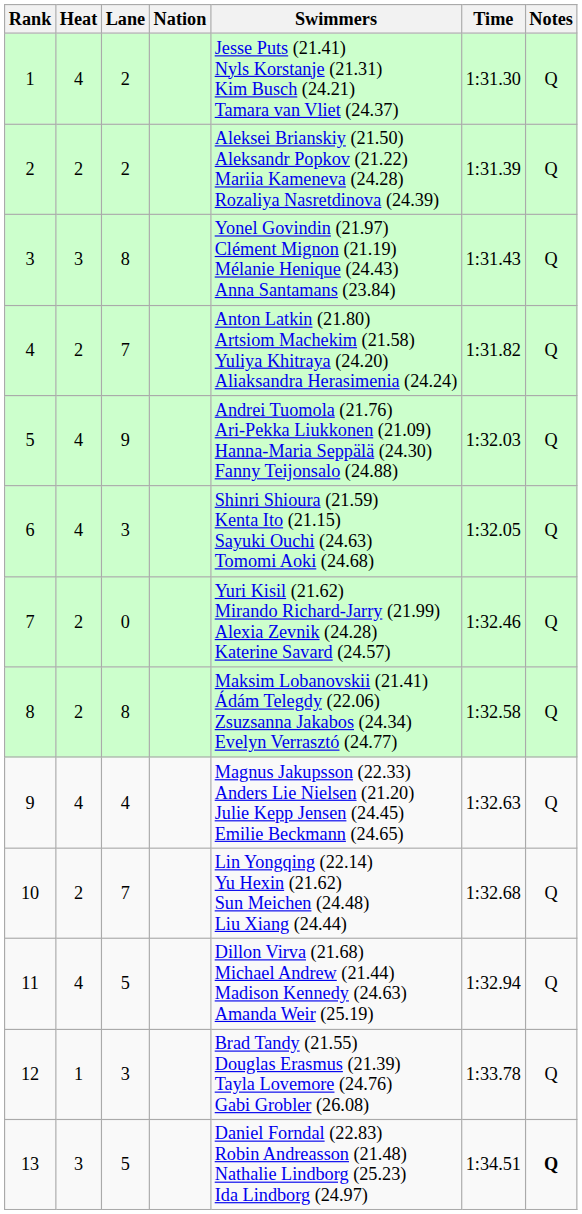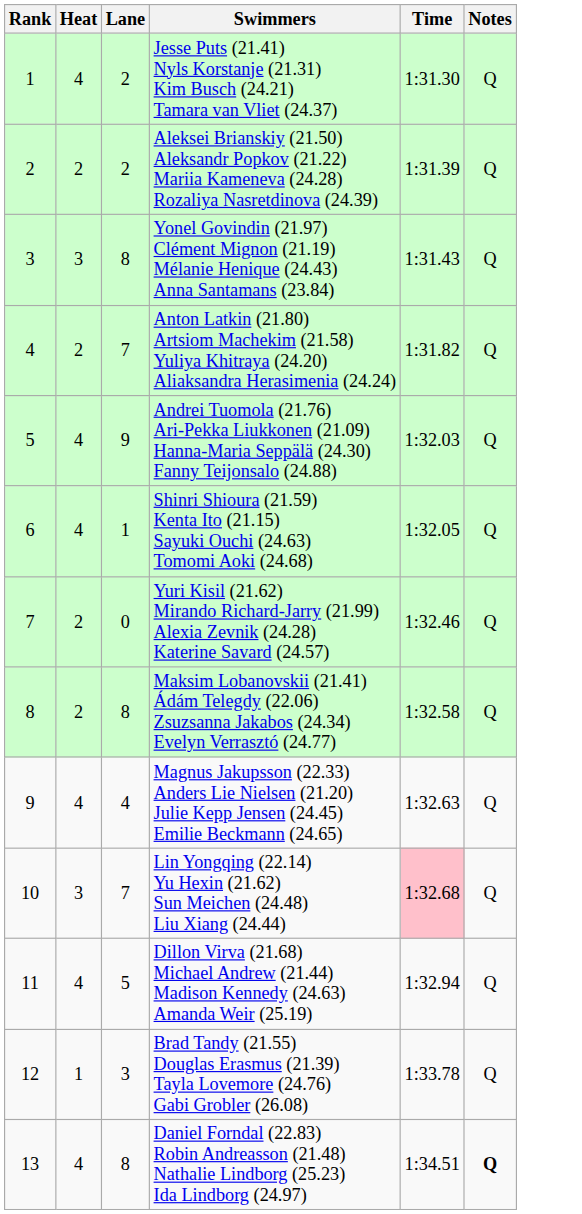- column: (180, 18)
(125, 531) 3 -> (125, 531) 1
(79, 893) 2 -> (79, 893) 3
(493, 893) no background -> (432, 893) pink background
(79, 1164) 3 -> (79, 1164) 4
(125, 1164) 5 -> (125, 1164) 8
